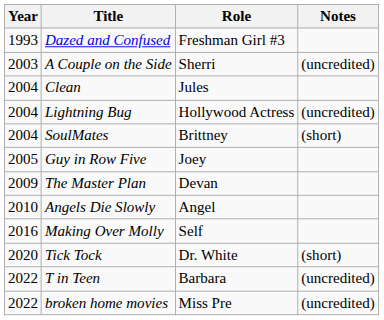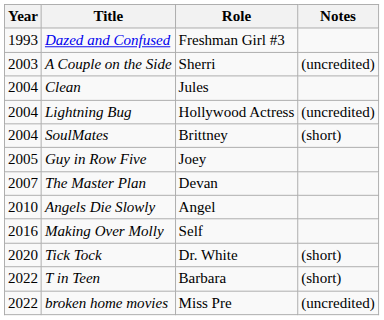(23, 183) 2009 -> (23, 183) 2007
(338, 278) (uncredited) -> (321, 278) (short)
